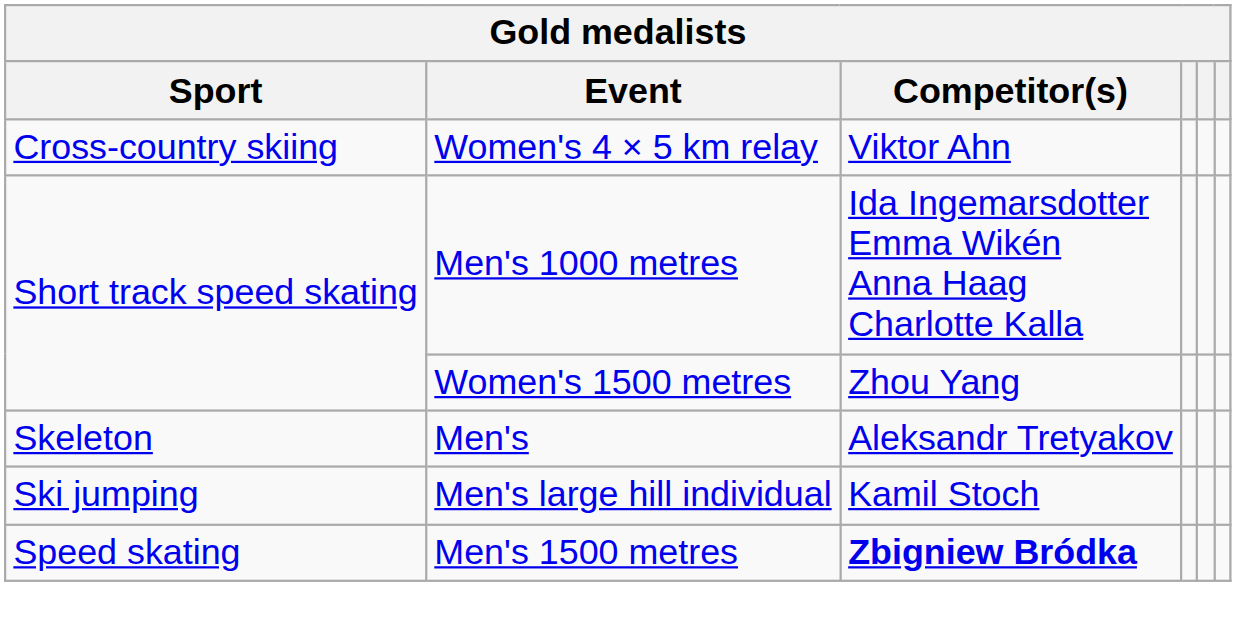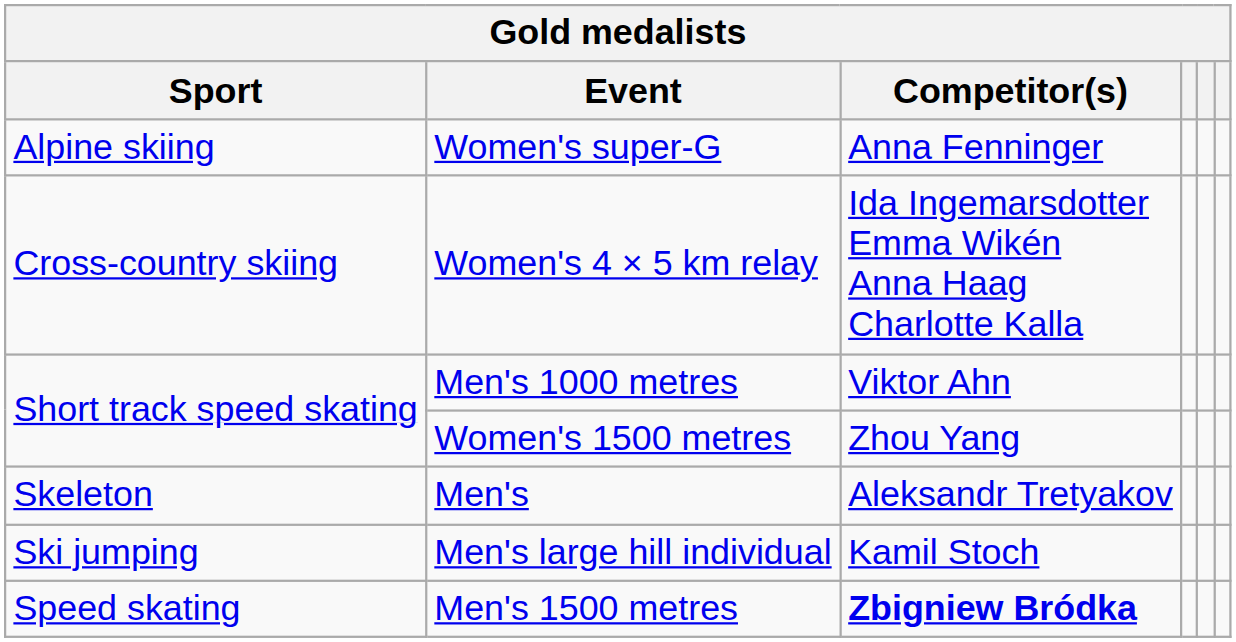+ row: (578, 146)
(930, 146) Viktor Ahn -> (999, 263) Ida Ingemarsdotter Emma Wikén Anna Haag Charlotte Kalla
(999, 263) Ida Ingemarsdotter Emma Wikén Anna Haag Charlotte Kalla -> (930, 381) Viktor Ahn
